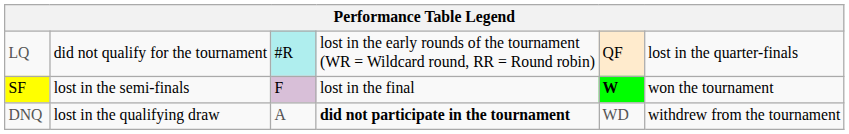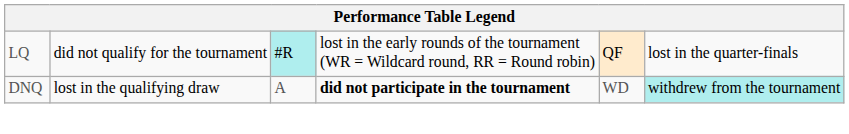- row: (17, 89)
(744, 116) no background -> (744, 89) paleturquoise background
